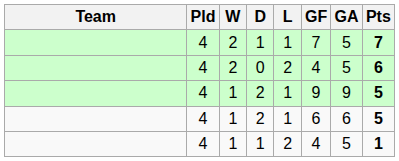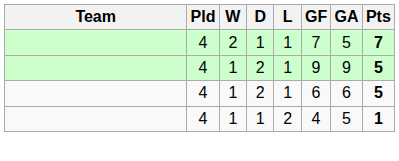- row: (233, 67)
